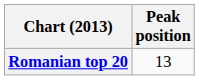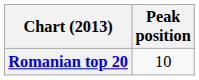(163, 61) 13 -> (163, 61) 10
